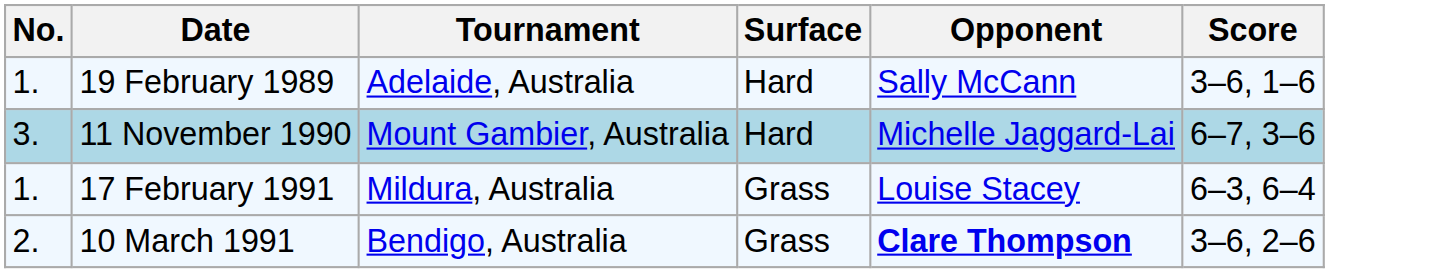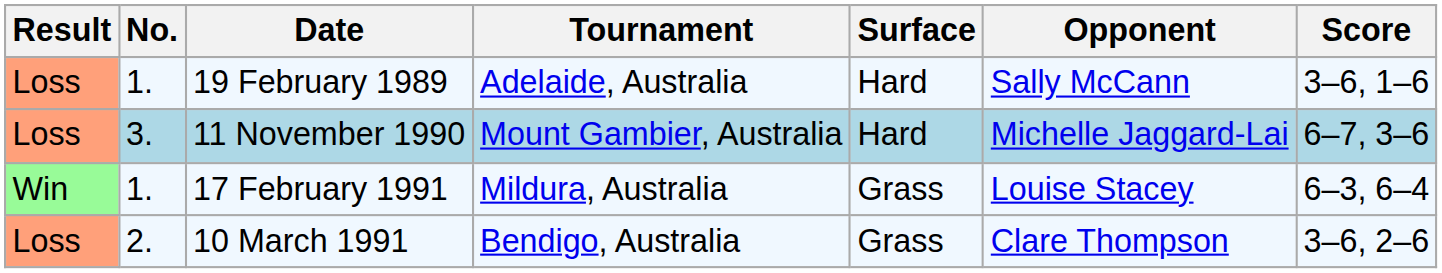+ column: (62, 30)
(1005, 239) bold -> (1110, 239) normal
